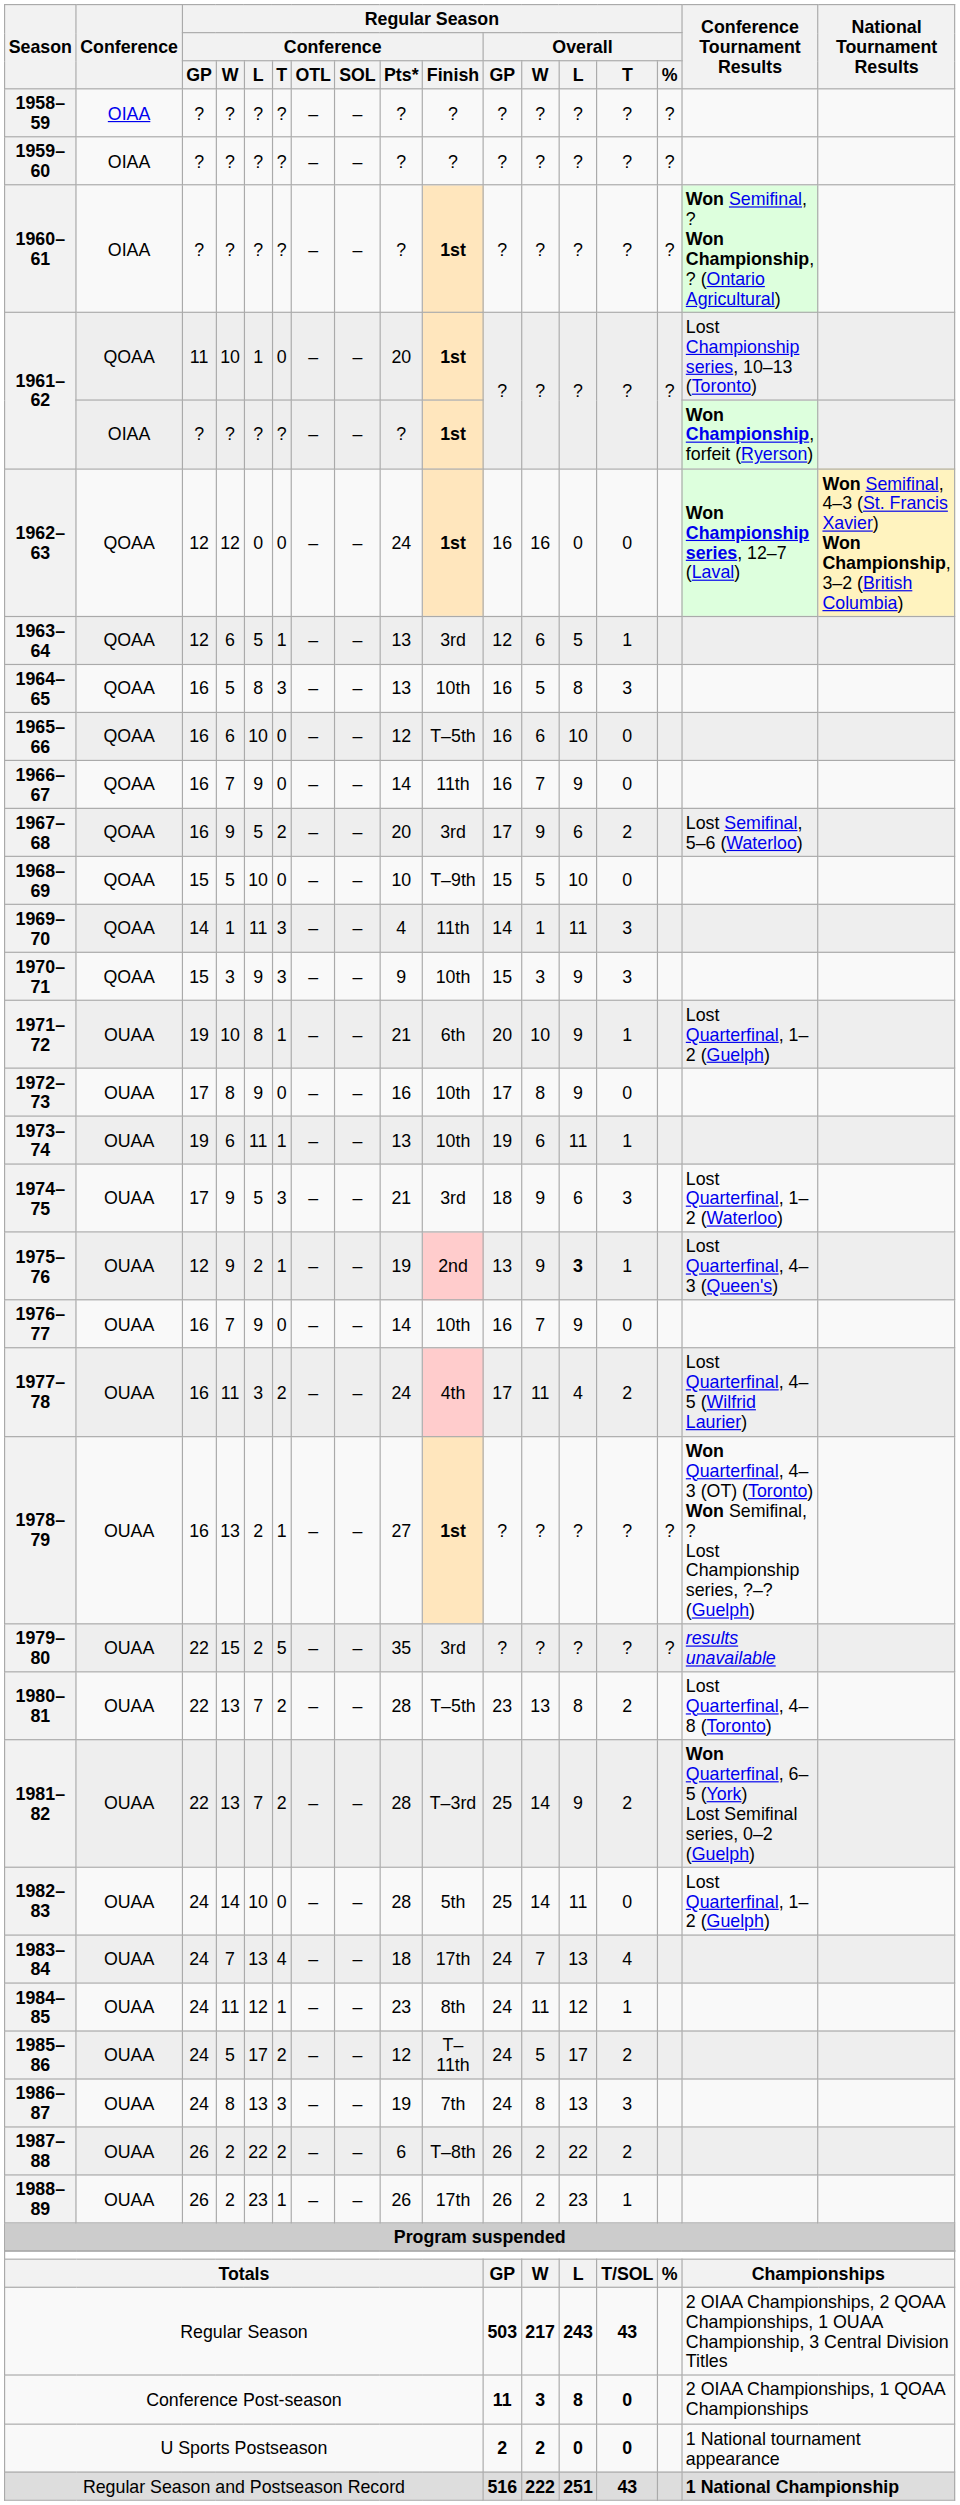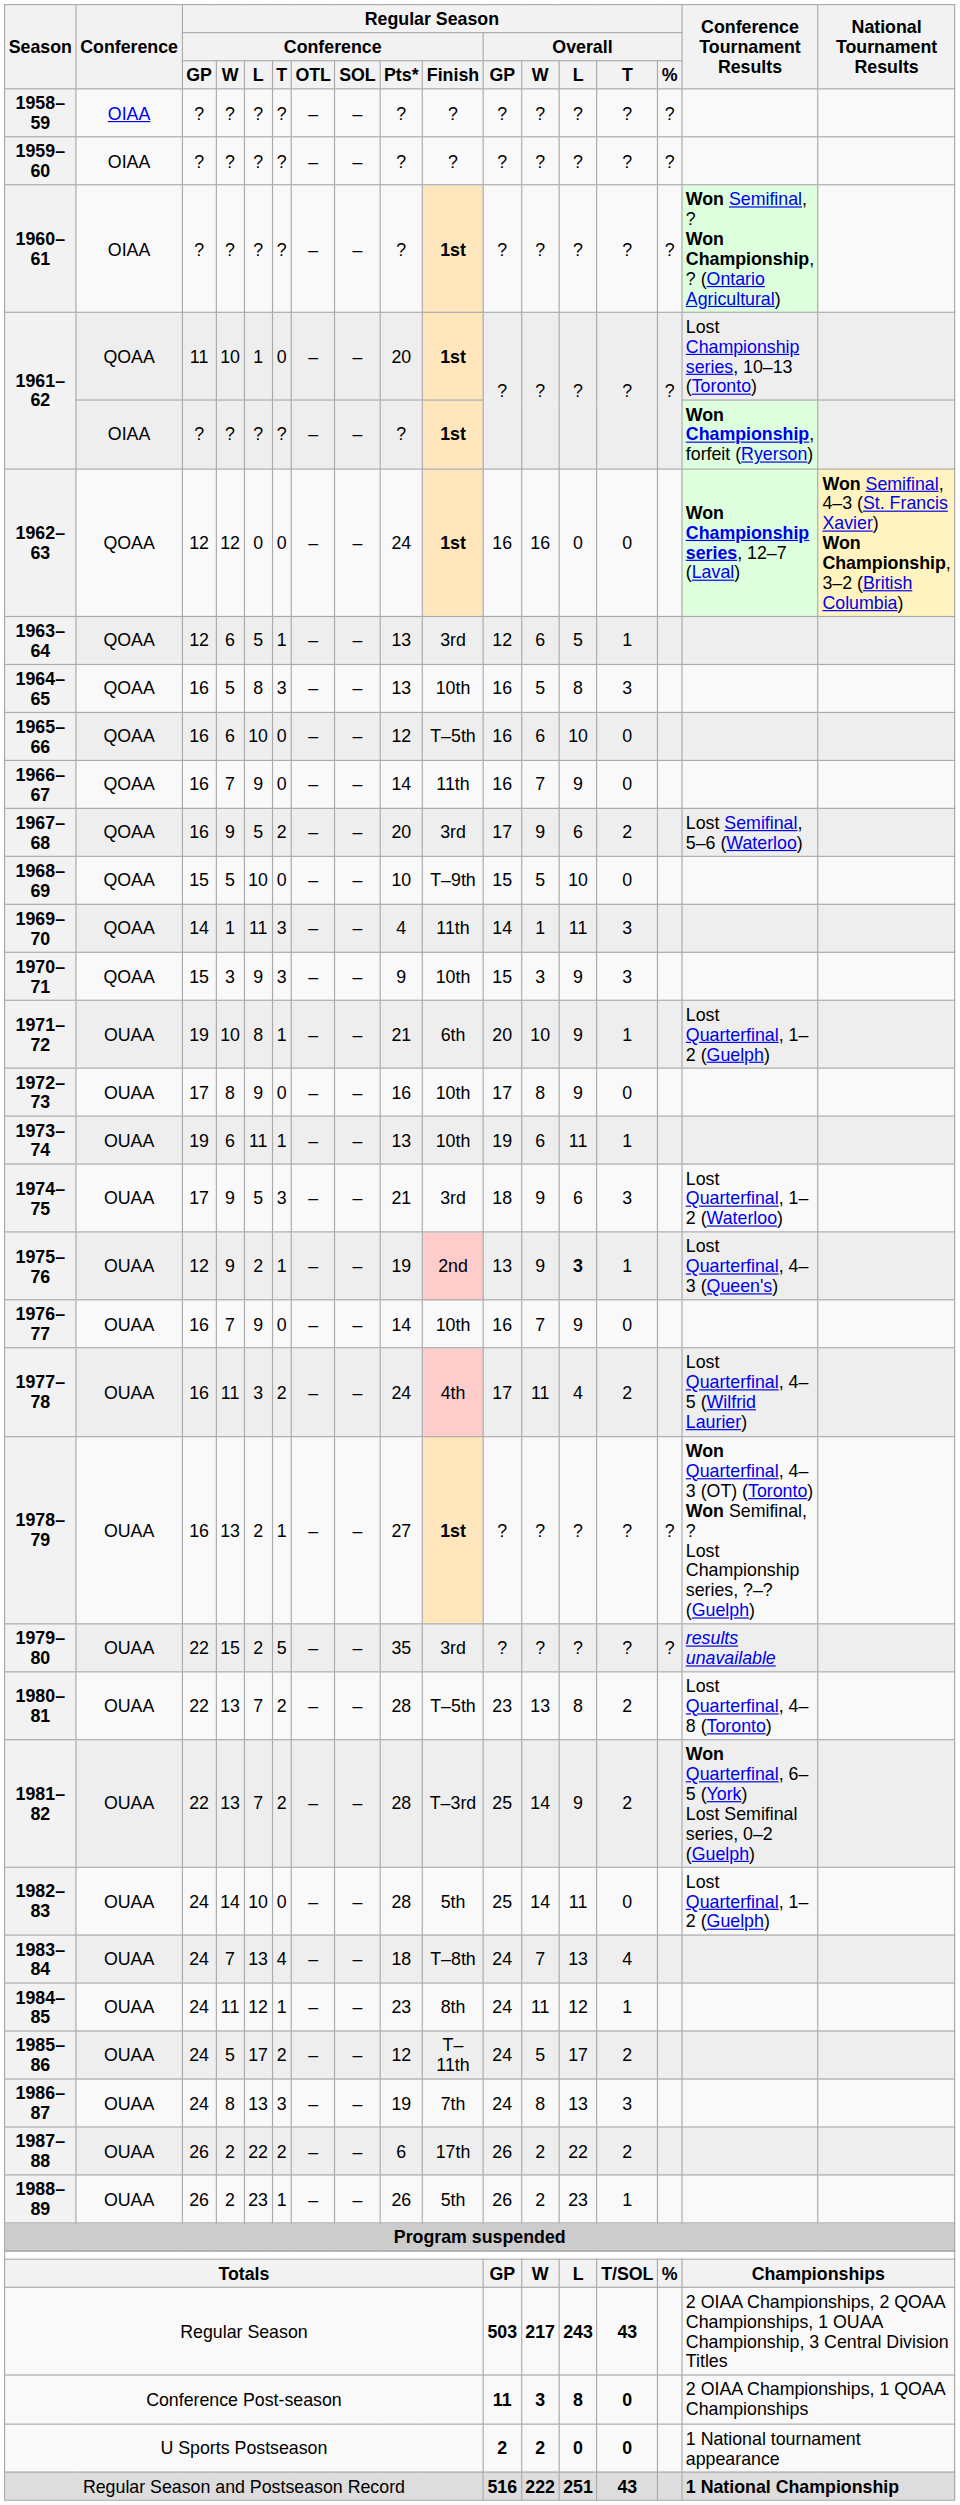(453, 1959) 17th -> (453, 1959) T–8th
(453, 2151) T–8th -> (453, 2151) 17th
(453, 2199) 17th -> (453, 2199) 5th
